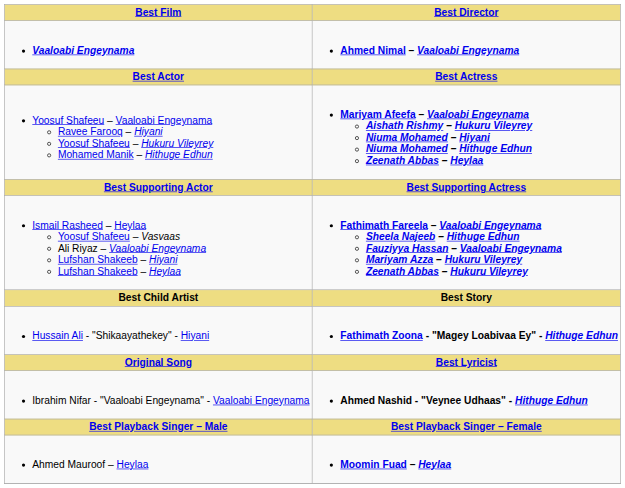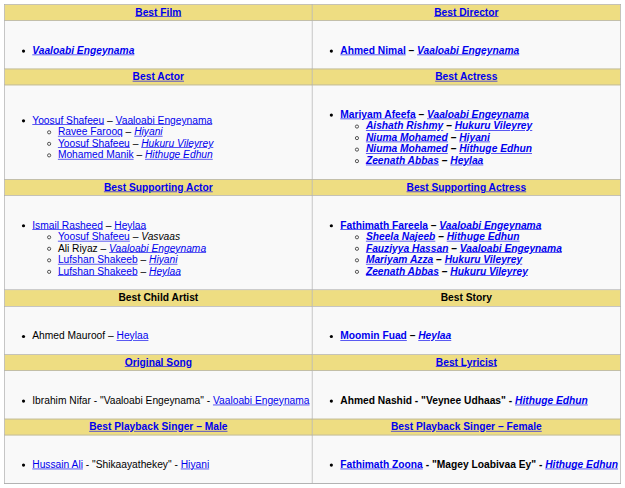rows swapped: (158, 465) <-> (158, 336)
